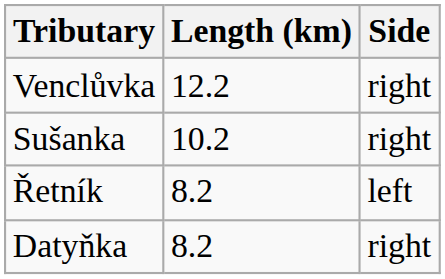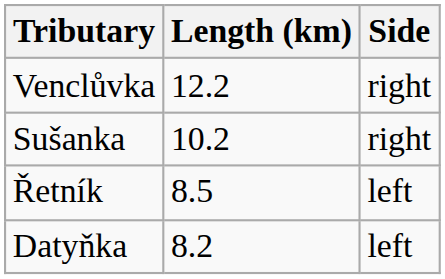(192, 191) 8.2 -> (192, 191) 8.5
(399, 245) right -> (390, 245) left
